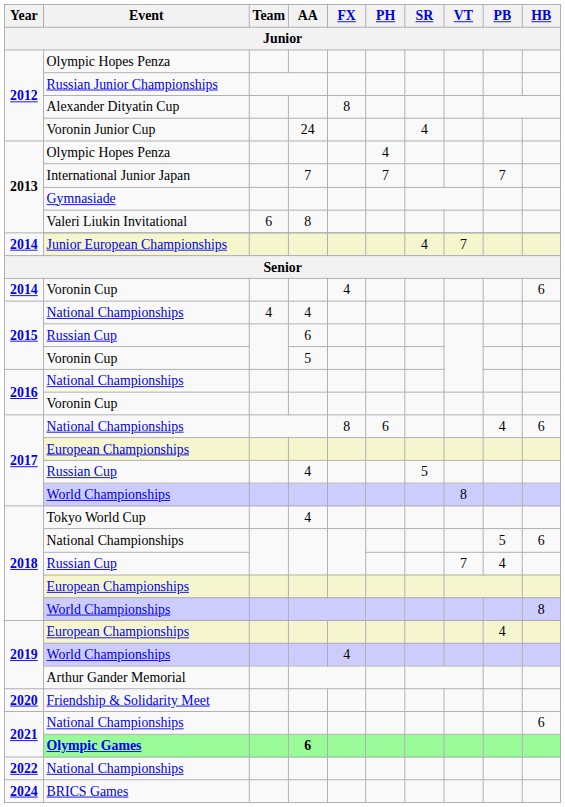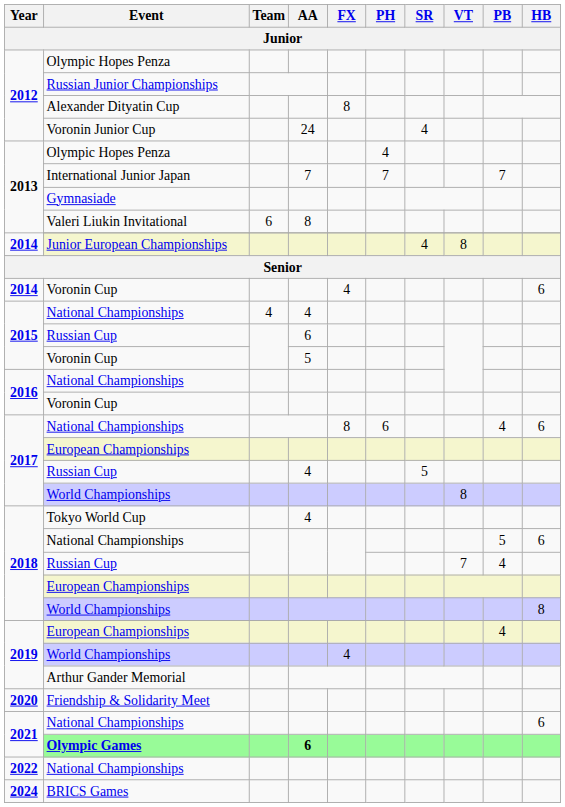(463, 244) 7 -> (463, 244) 8
